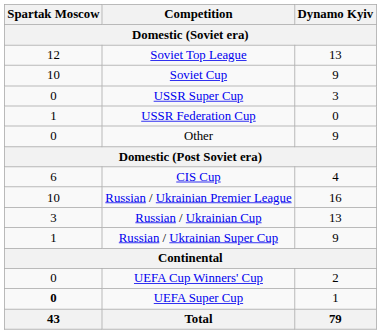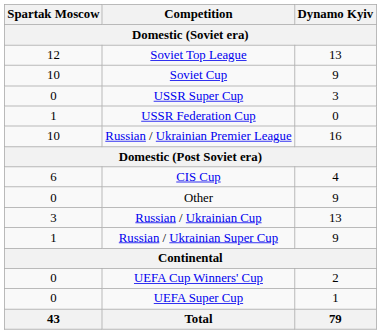rows swapped: (198, 136) <-> (198, 197)
(53, 298) bold -> (53, 298) normal
